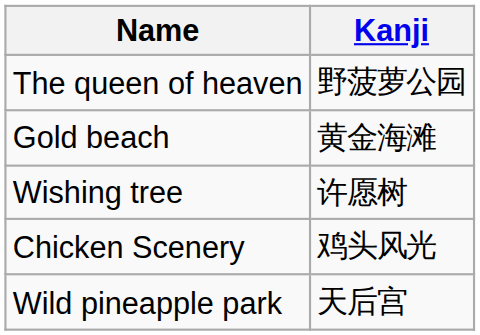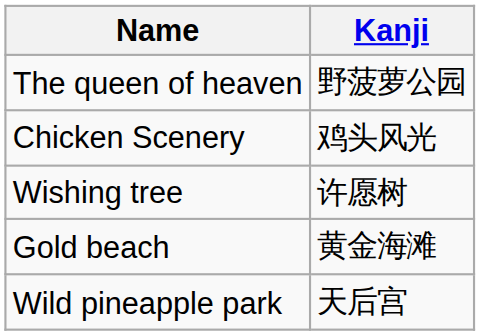rows swapped: (129, 247) <-> (91, 137)
